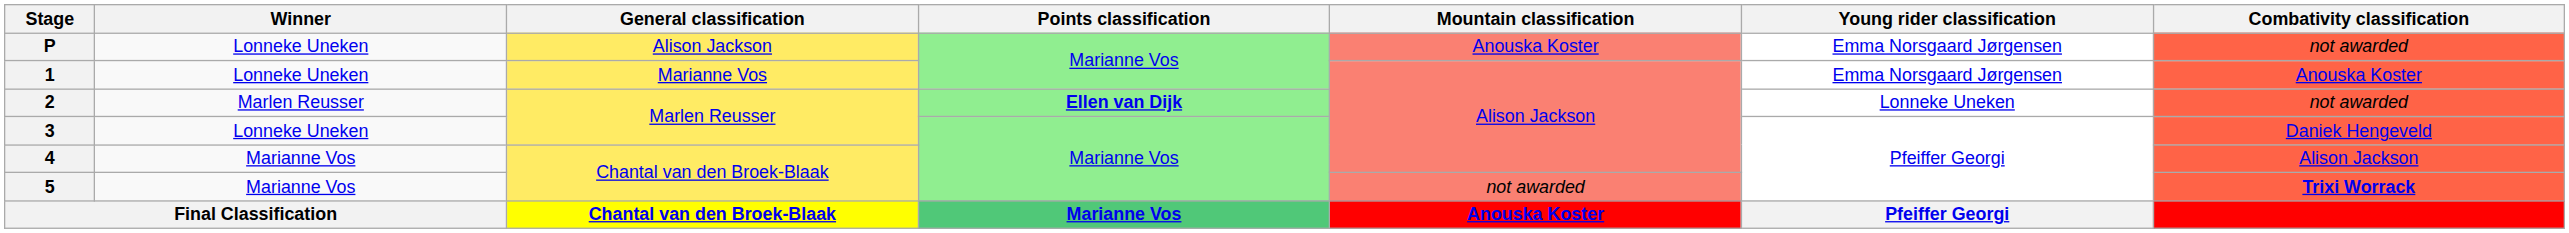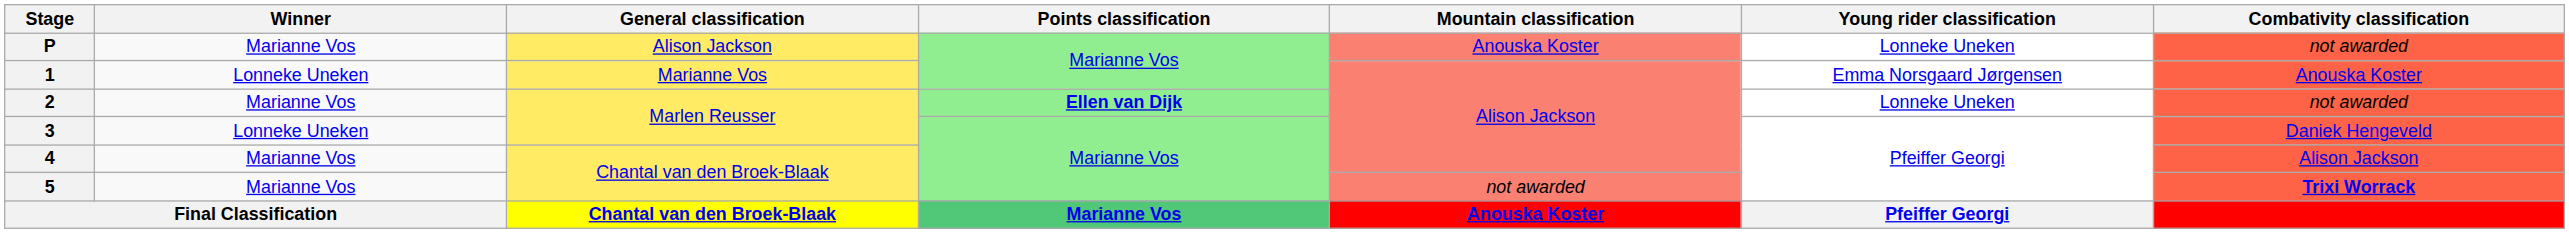(301, 46) Lonneke Uneken -> (301, 46) Marianne Vos
(1947, 46) Emma Norsgaard Jørgensen -> (1947, 46) Lonneke Uneken
(301, 102) Marlen Reusser -> (301, 102) Marianne Vos
